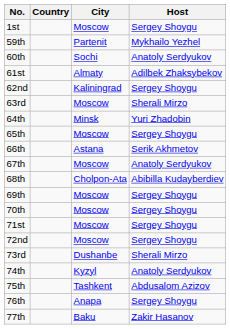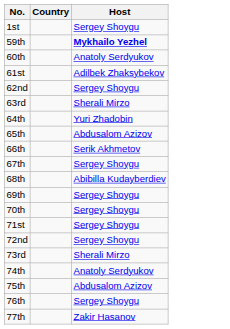- column: (100, 12)
(166, 42) normal -> (110, 42) bold
(164, 133) Sergey Shoygu -> (113, 133) Abdusalom Azizov
(171, 164) Anatoly Serdyukov -> (106, 164) Sergey Shoygu
